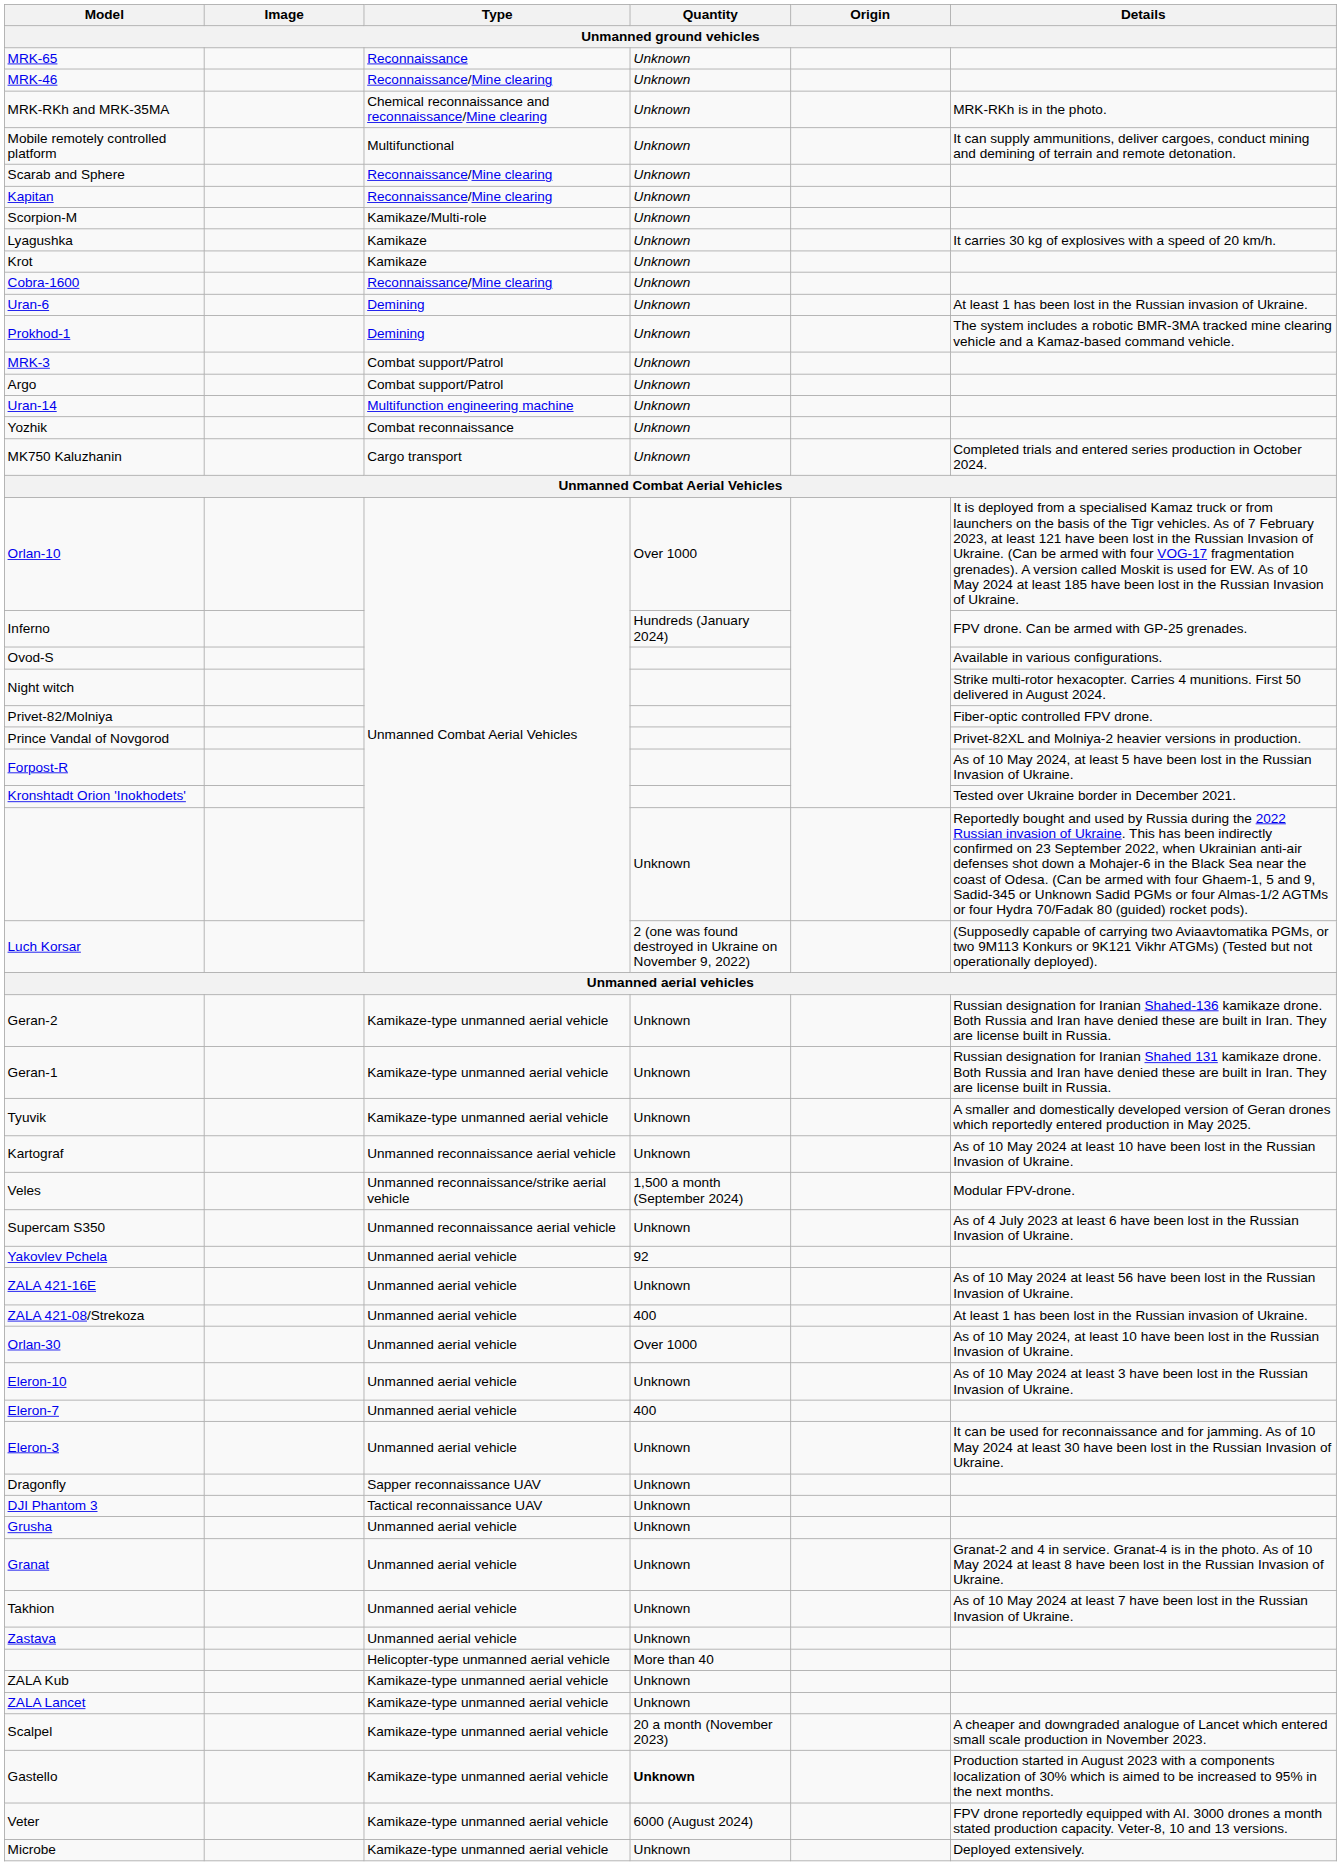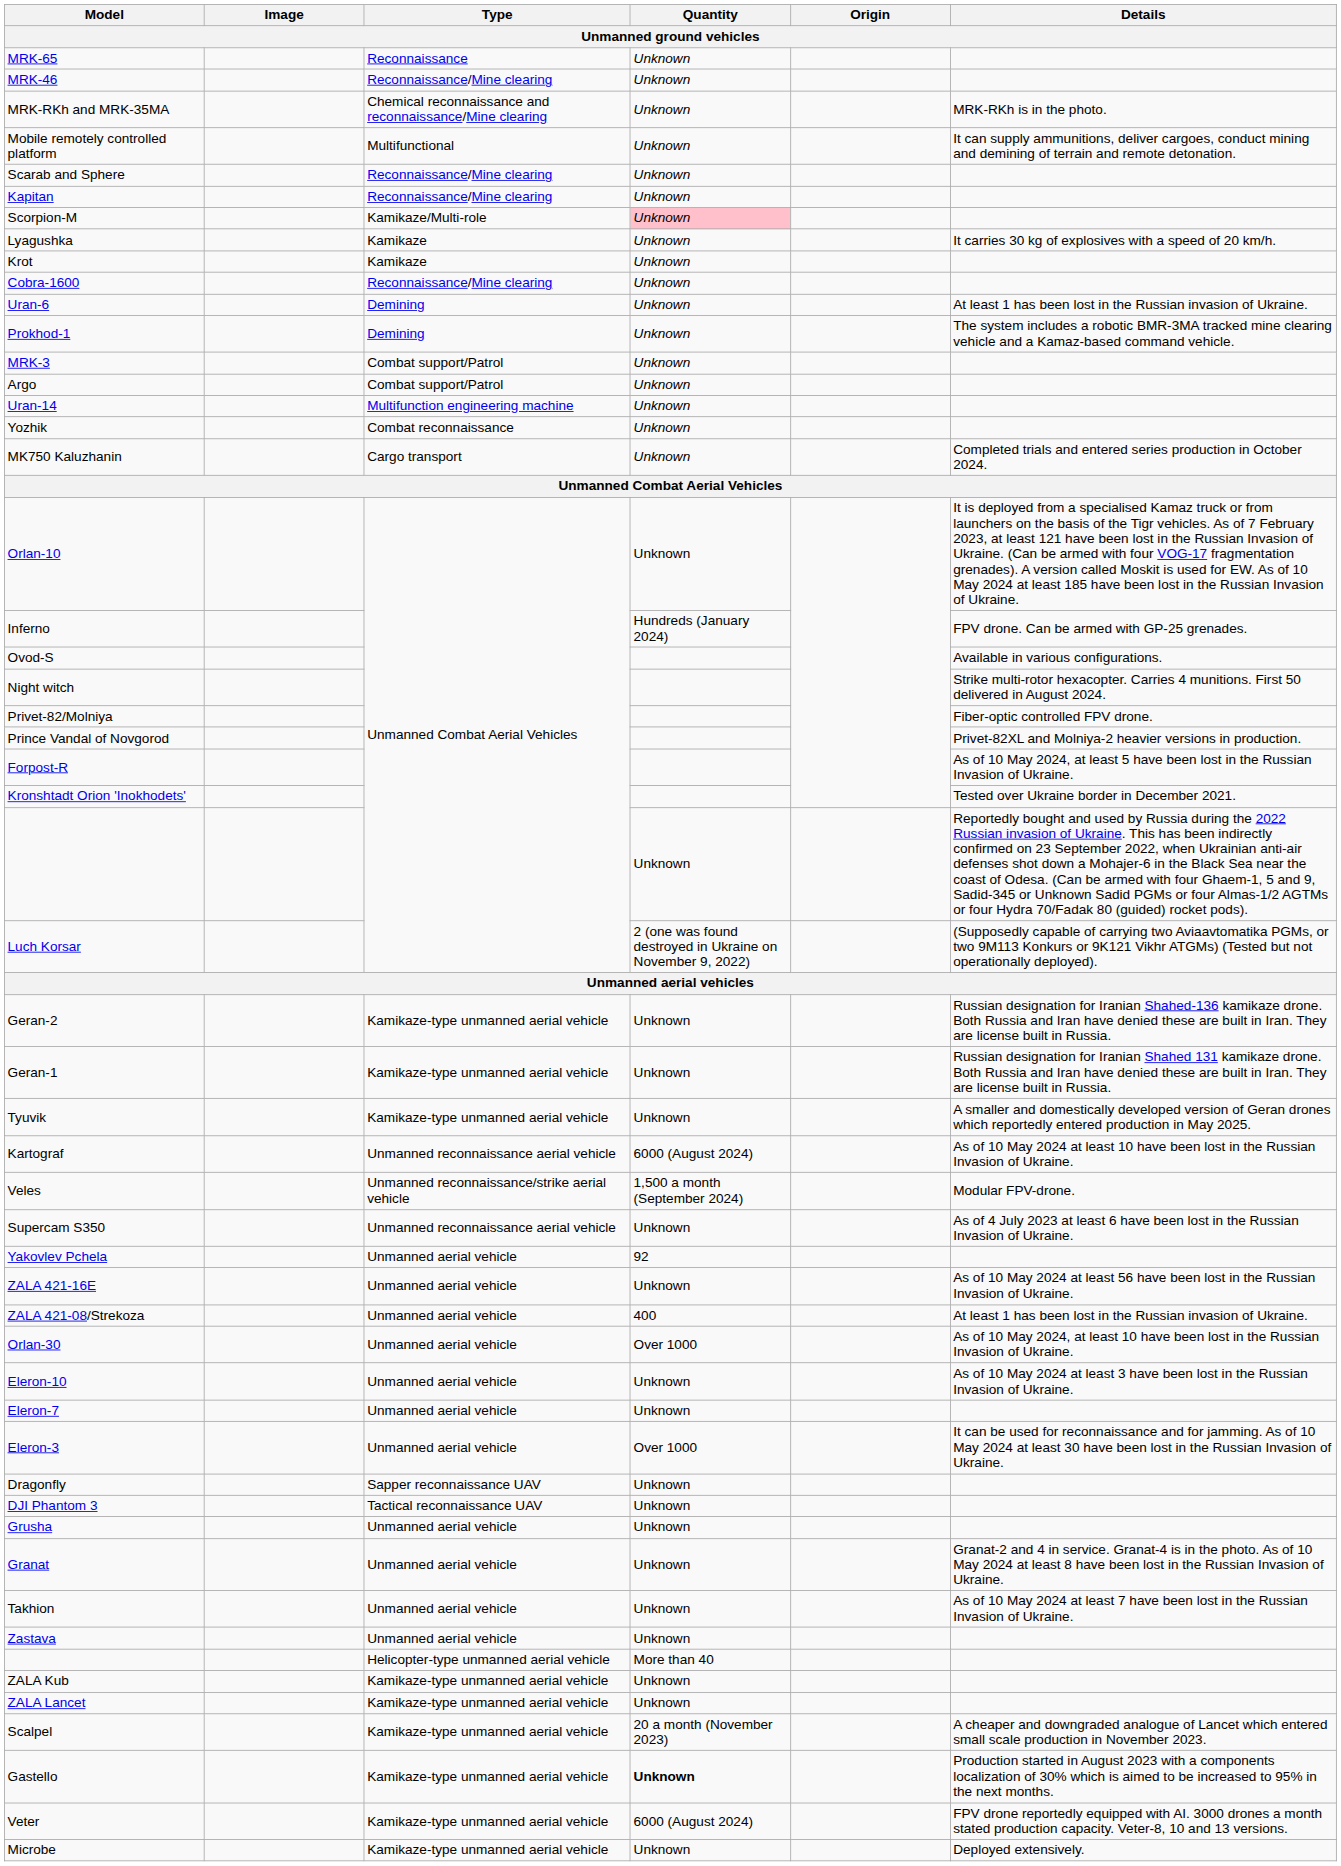(662, 218) no background -> (662, 218) pink background
(665, 553) Over 1000 -> (662, 553) Unknown
(662, 1154) Unknown -> (693, 1154) 6000 (August 2024)
(645, 1410) 400 -> (662, 1410) Unknown
(662, 1447) Unknown -> (665, 1447) Over 1000
